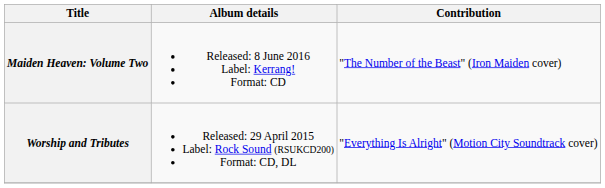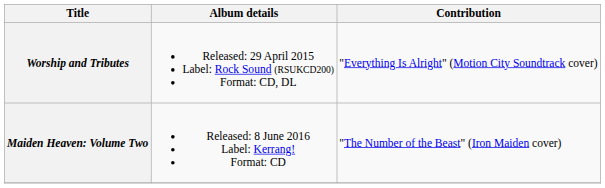rows swapped: (78, 143) <-> (78, 62)
